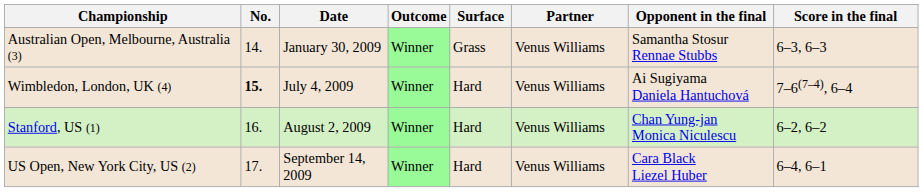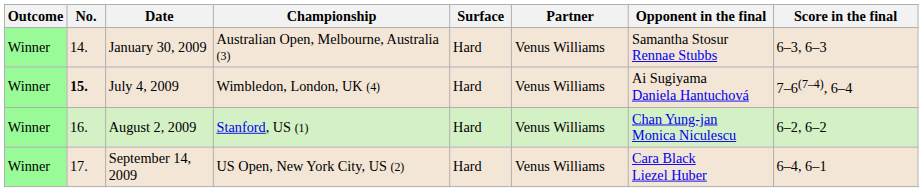columns swapped: (419, 15) <-> (123, 15)
(469, 47) Grass -> (467, 47) Hard
